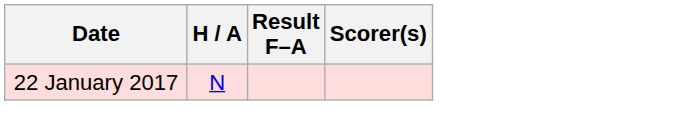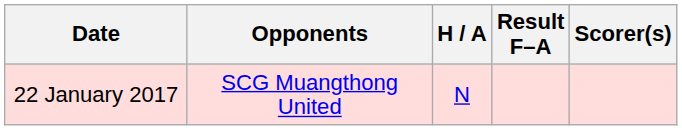+ column: (310, 34)
